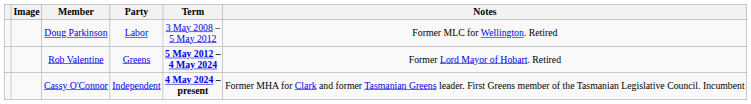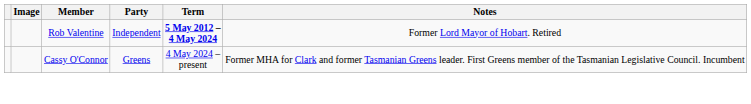- row: (76, 33)
(136, 59) Greens -> (136, 33) Independent
(136, 86) Independent -> (136, 59) Greens
(193, 86) bold -> (193, 59) normal
